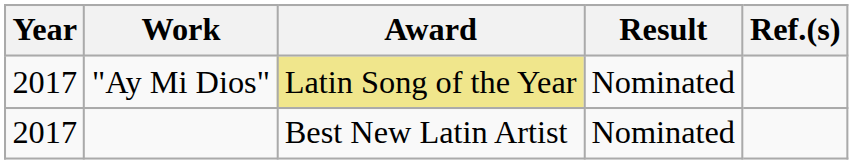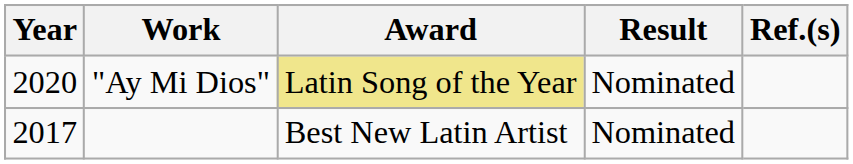(45, 81) 2017 -> (45, 81) 2020
